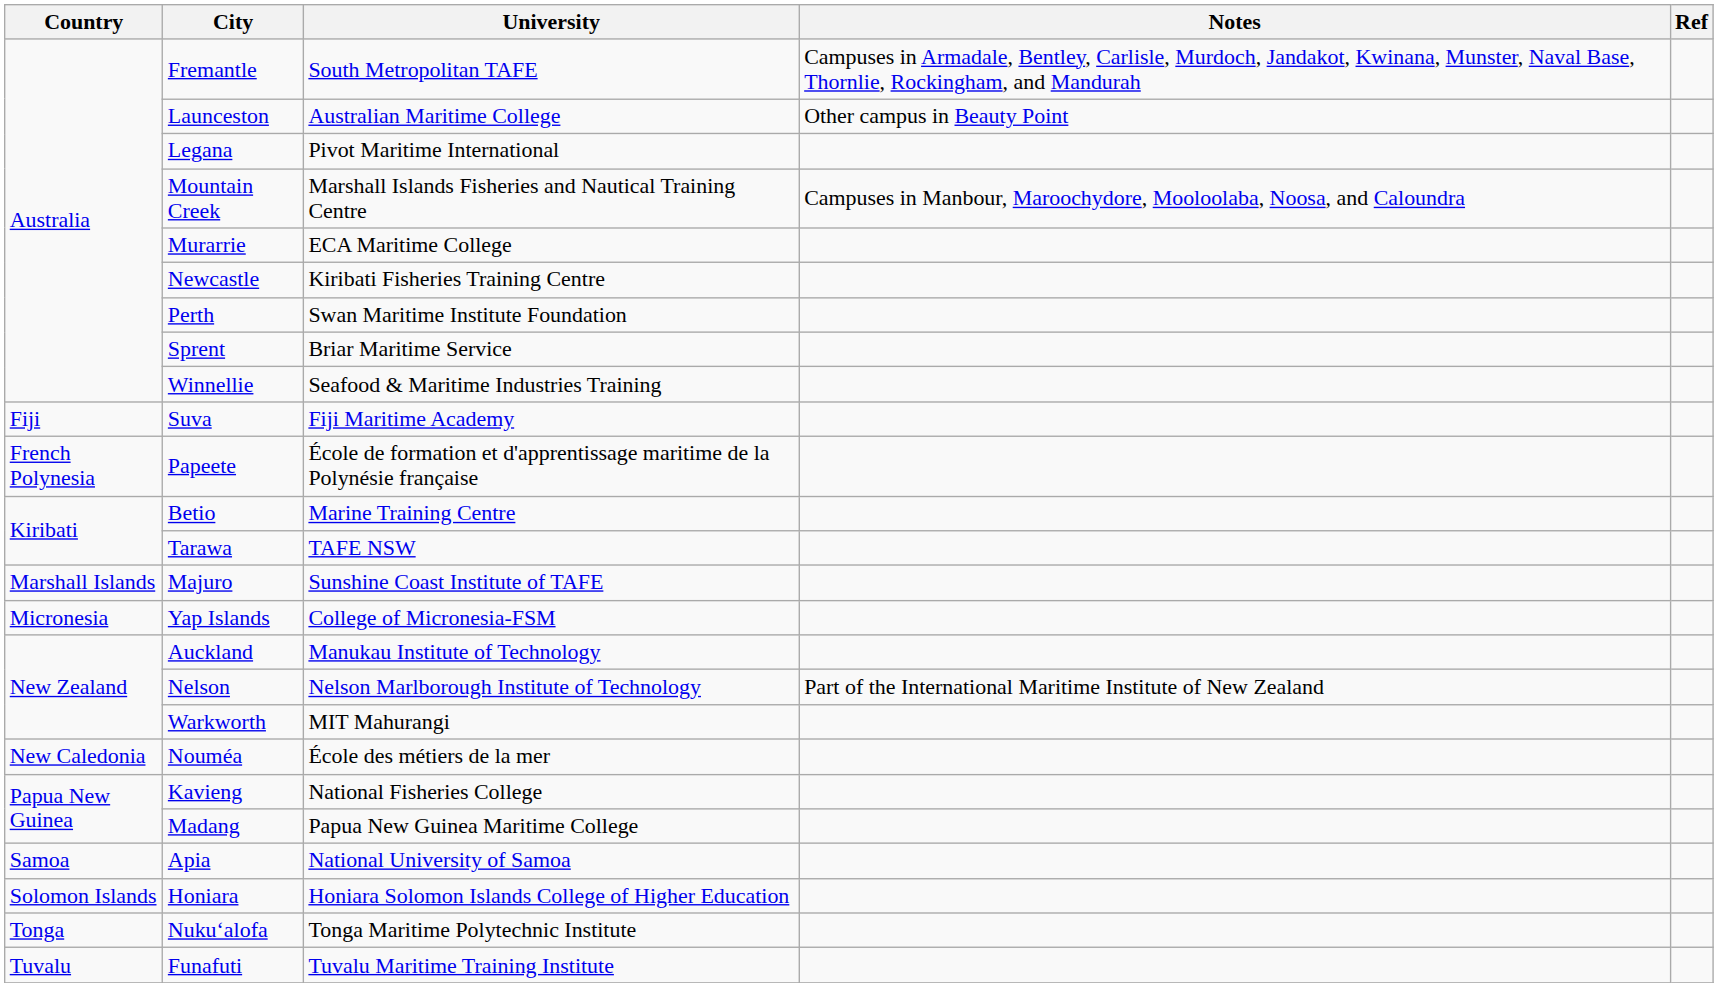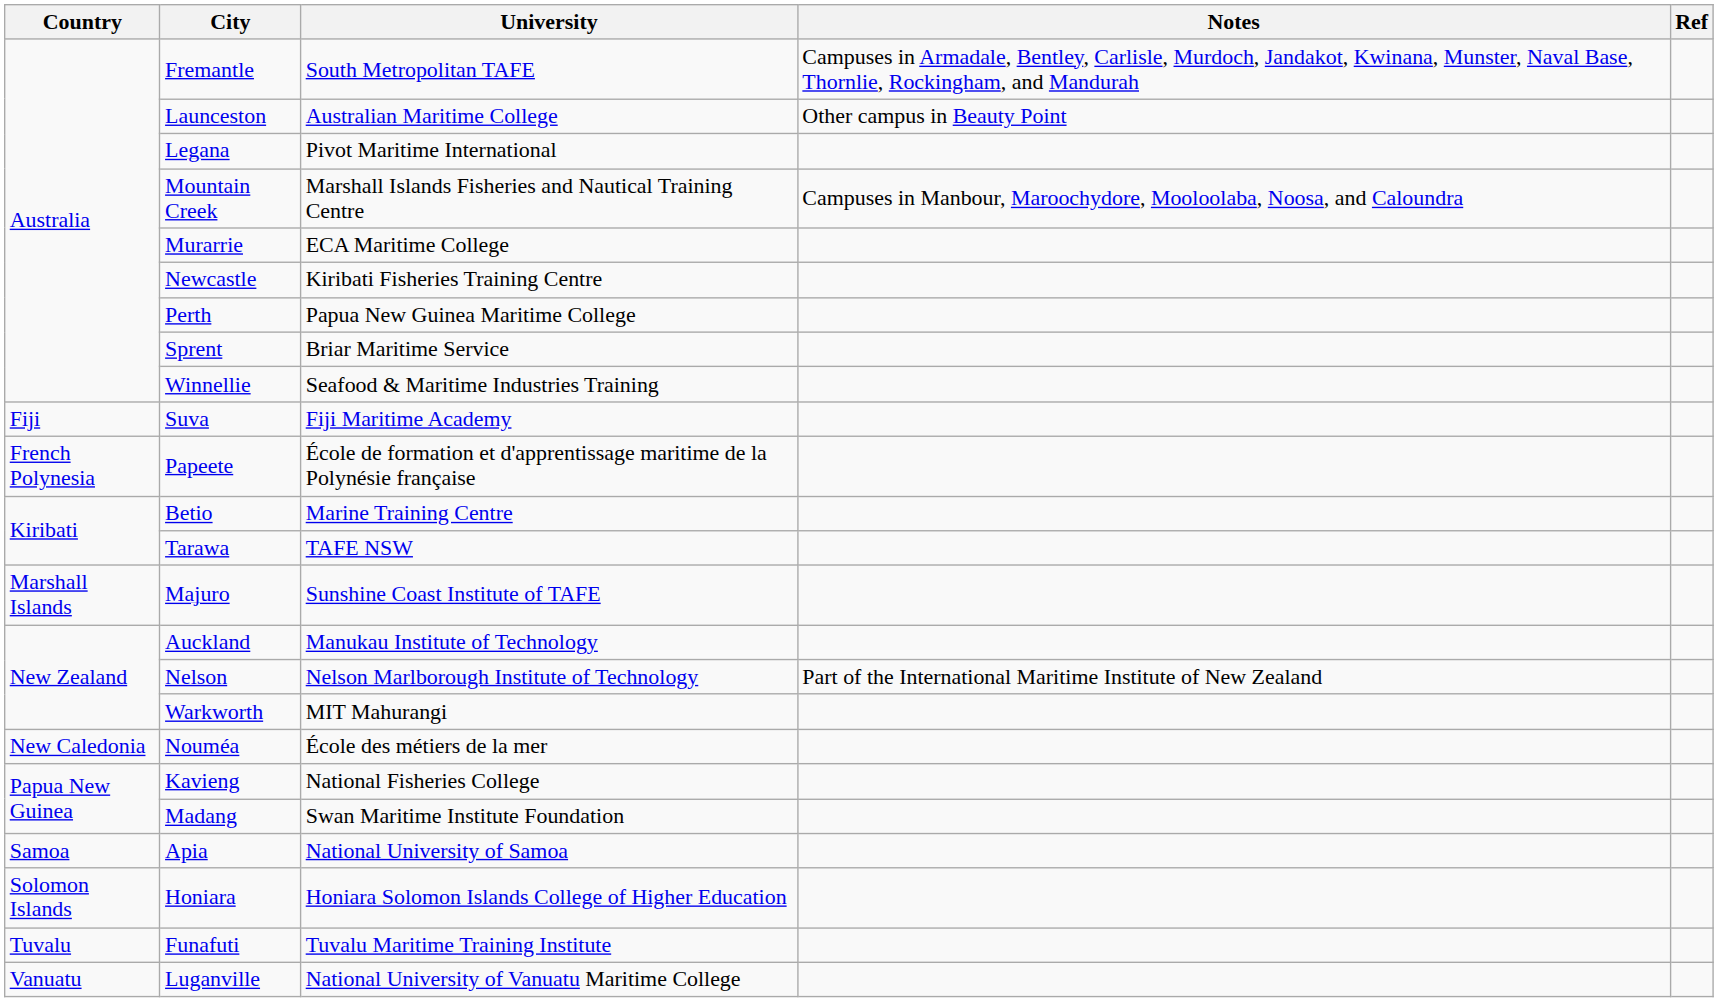(468, 314) Swan Maritime Institute Foundation -> (471, 314) Papua New Guinea Maritime College
- row: (219, 617)
(473, 825) Papua New Guinea Maritime College -> (465, 815) Swan Maritime Institute Foundation
- row: (218, 930)
+ row: (213, 979)
